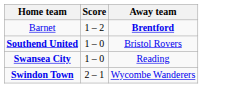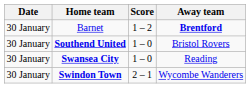+ column: (28, 12)
